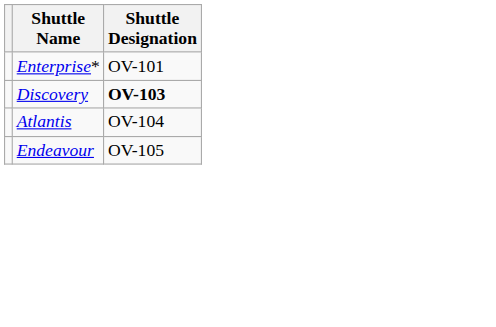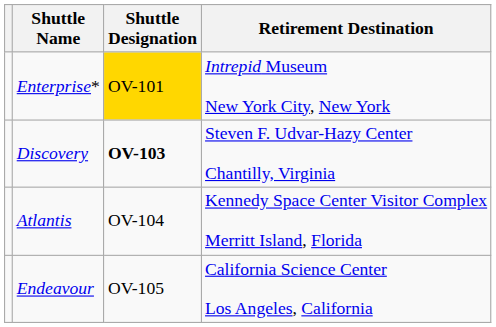+ column: (346, 28)
(136, 66) no background -> (136, 85) gold background
